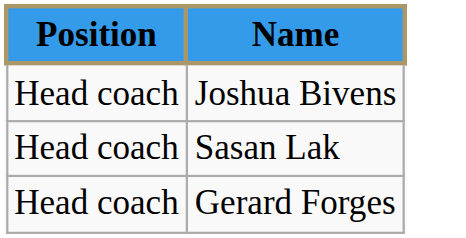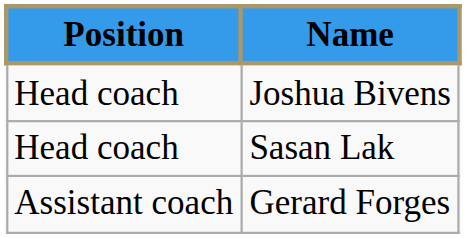(96, 203) Head coach -> (124, 203) Assistant coach
